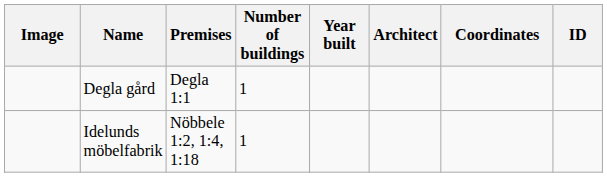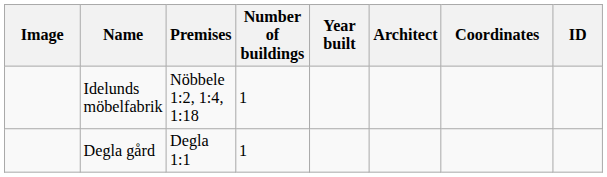rows swapped: (119, 88) <-> (123, 141)
